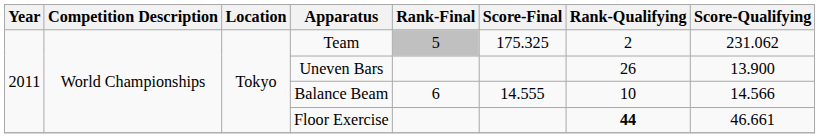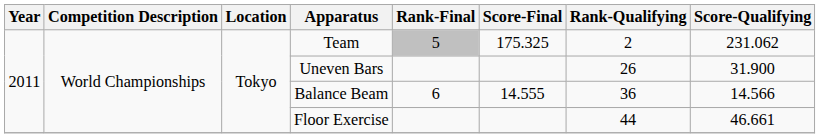(753, 68) 13.900 -> (753, 68) 31.900
(628, 94) 10 -> (628, 94) 36
(628, 119) bold -> (628, 119) normal
